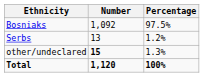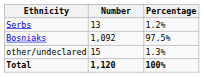rows swapped: (26, 25) <-> (19, 38)
(95, 52) bold -> (95, 52) normal
